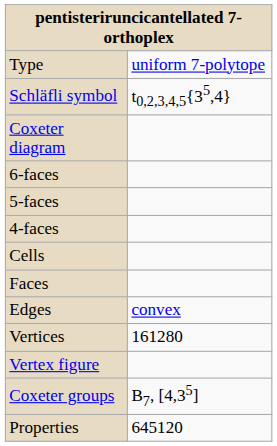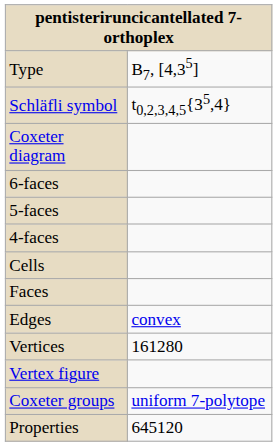(198, 64) uniform 7-polytope -> (165, 69) B7, [4,35]
(165, 396) B7, [4,35] -> (198, 400) uniform 7-polytope
